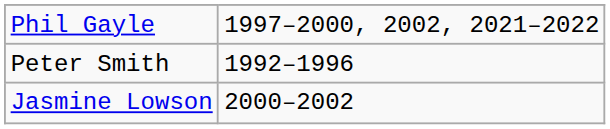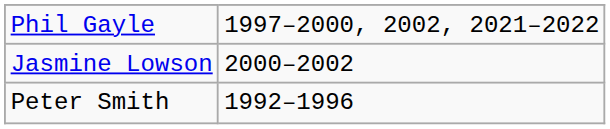rows swapped: (112, 103) <-> (90, 64)
